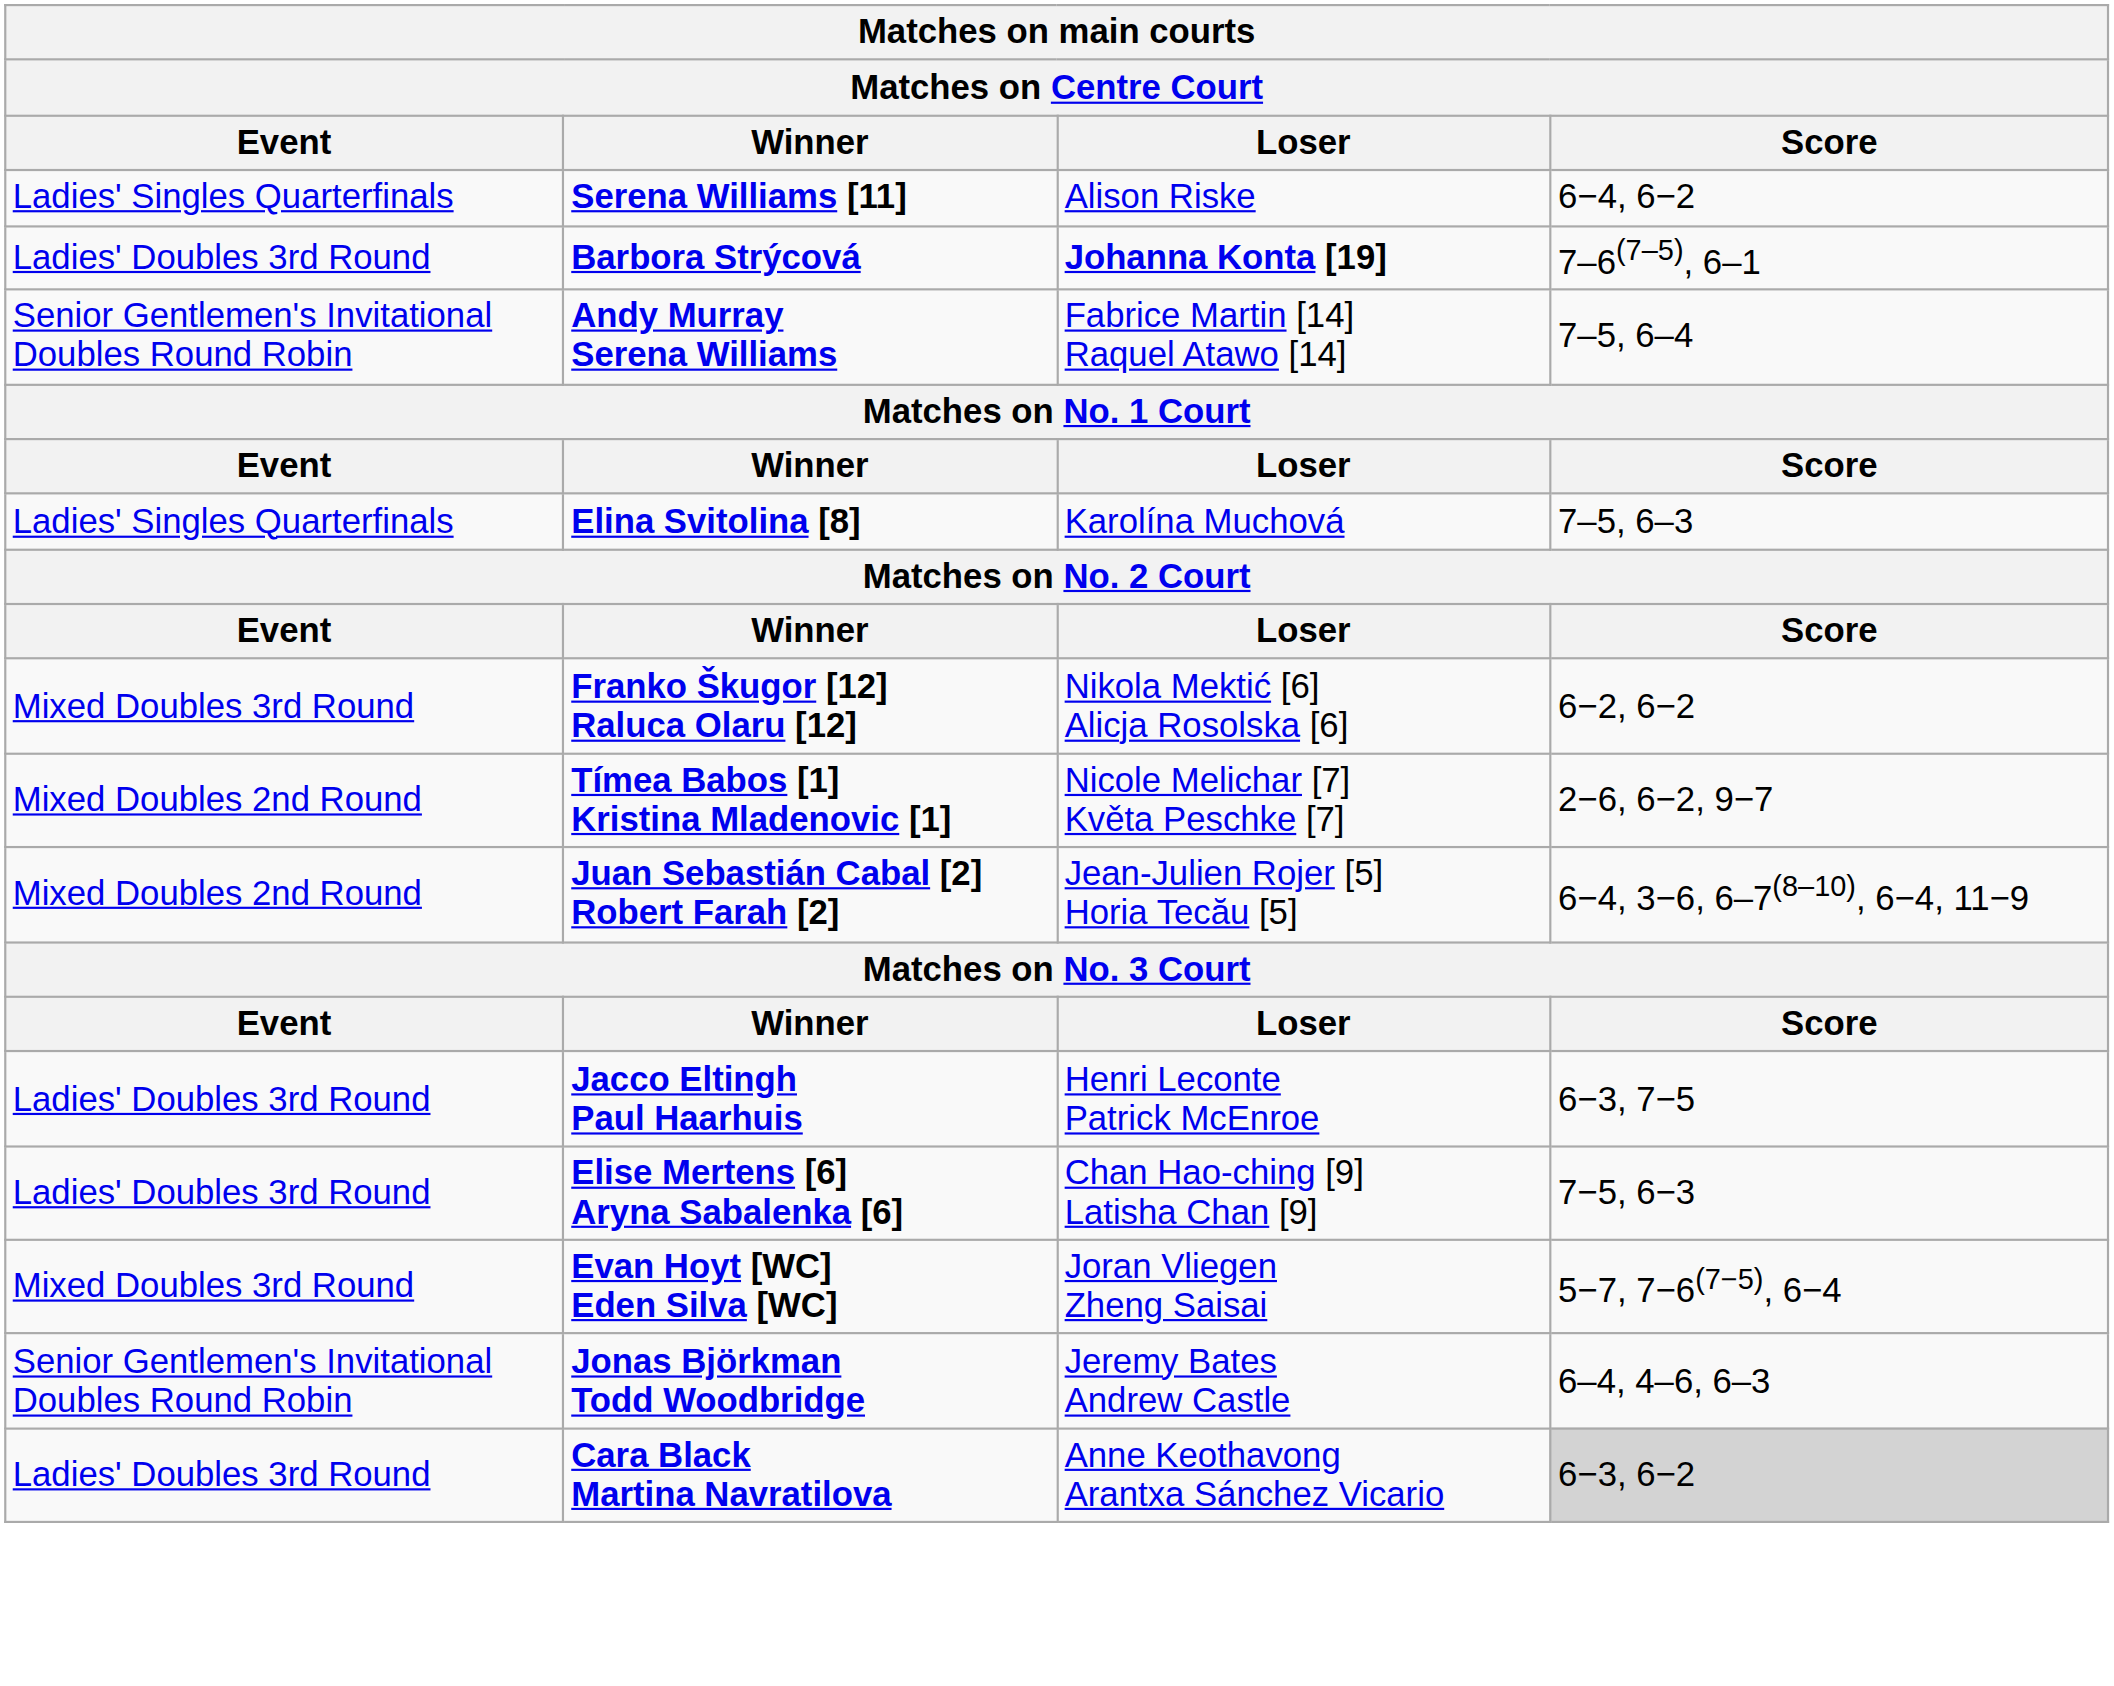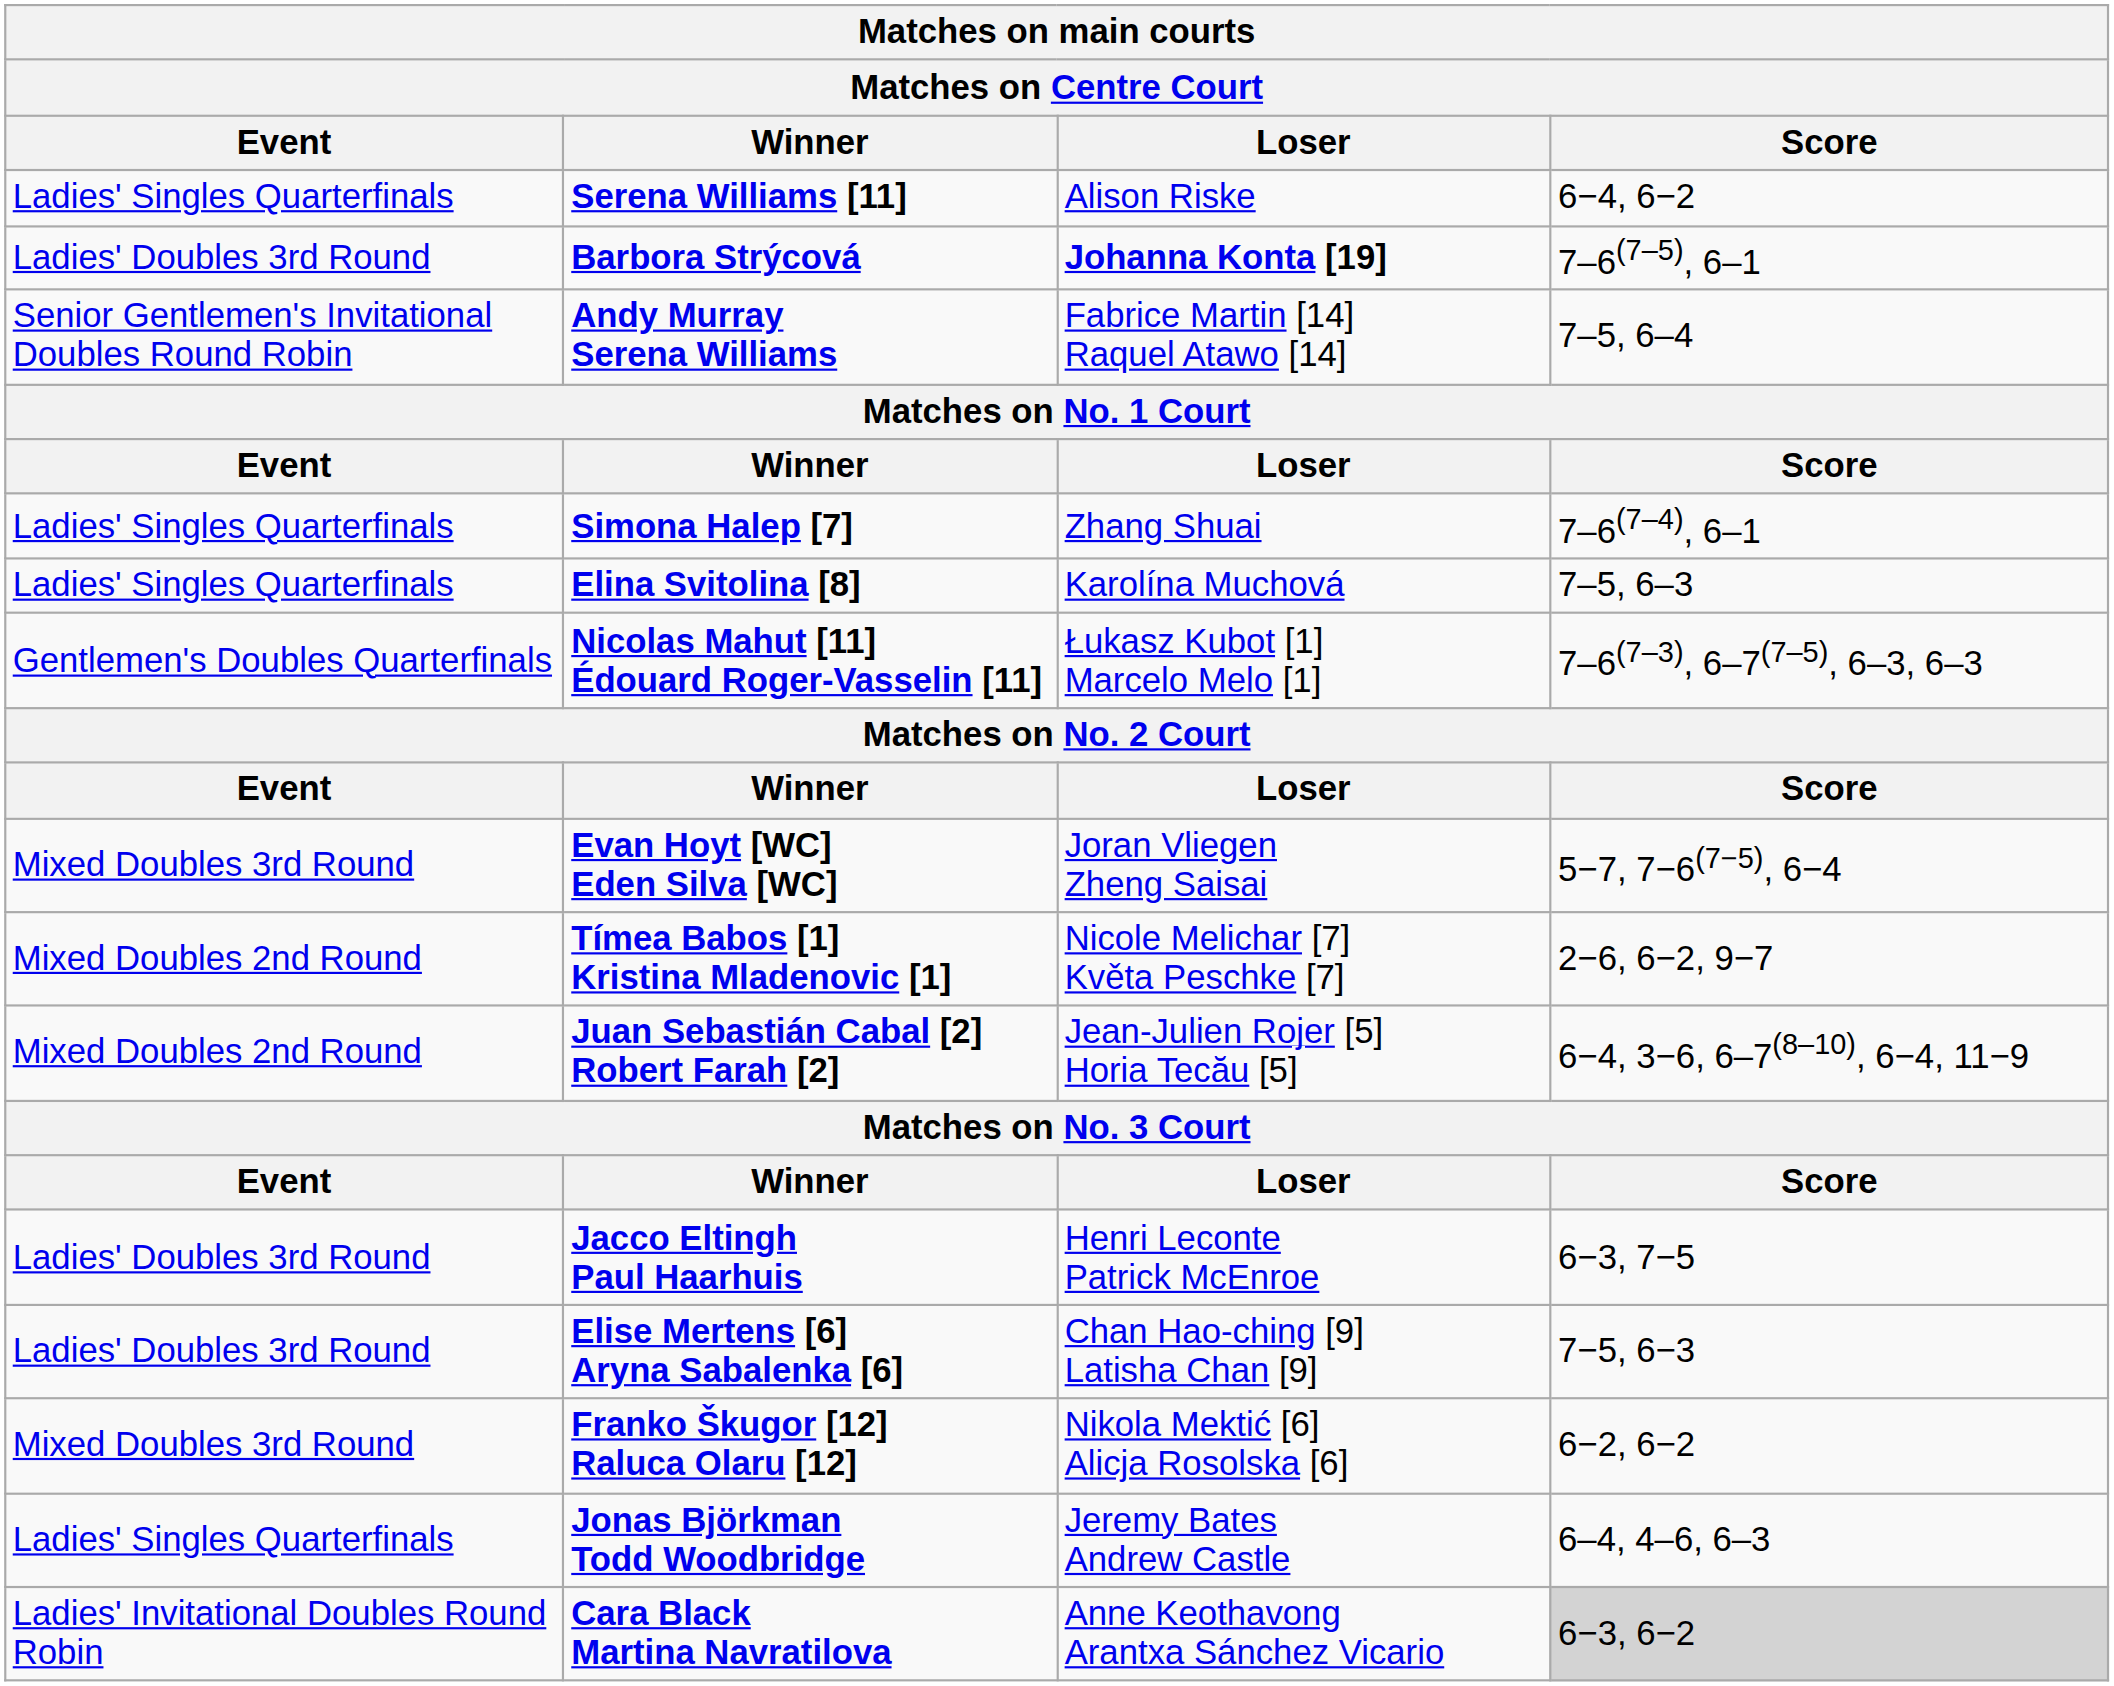+ row: (712, 525)
+ row: (807, 660)
rows swapped: (704, 1286) <-> (729, 705)
(252, 1380) Senior Gentlemen's Invitational Doubles Round Robin -> (233, 1539) Ladies' Singles Quarterfinals
(222, 1474) Ladies' Doubles 3rd Round -> (280, 1633) Ladies' Invitational Doubles Round Robin
